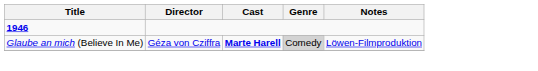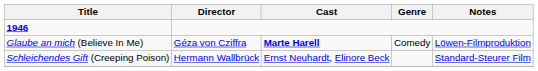(303, 43) lightgrey background -> (412, 43) no background
+ row: (88, 58)
